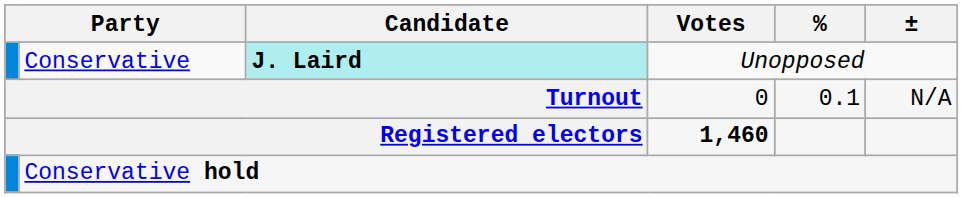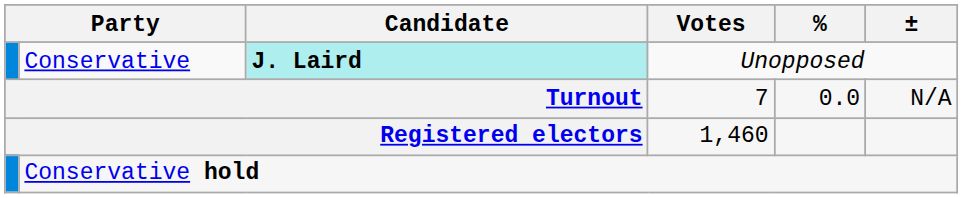(762, 99) 0 -> (762, 99) 7
(839, 99) 0.1 -> (839, 99) 0.0
(734, 136) bold -> (734, 136) normal
